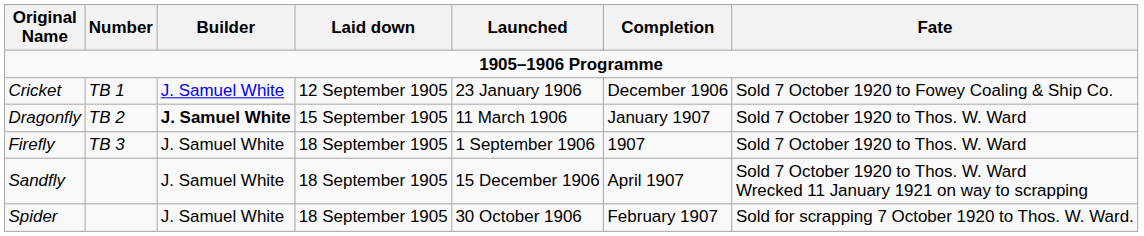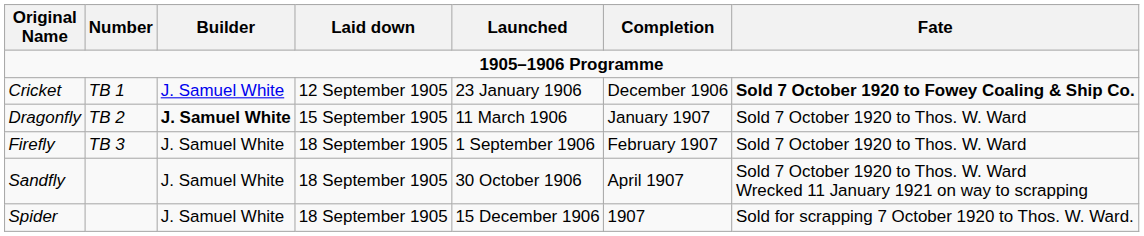(925, 90) normal -> (935, 90) bold
(626, 144) 1907 -> (663, 144) February 1907
(528, 181) 15 December 1906 -> (519, 181) 30 October 1906
(519, 217) 30 October 1906 -> (528, 217) 15 December 1906
(663, 217) February 1907 -> (626, 217) 1907
